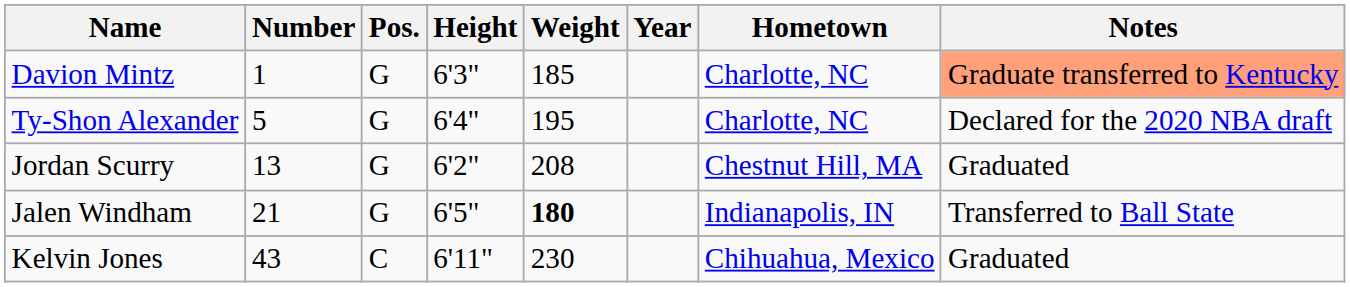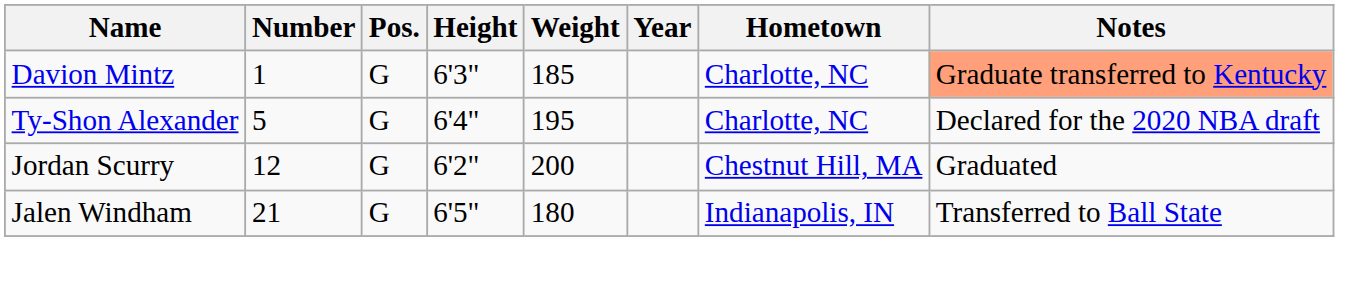(266, 166) 13 -> (266, 166) 12
(553, 166) 208 -> (553, 166) 200
(553, 212) bold -> (553, 212) normal
- row: (87, 258)
